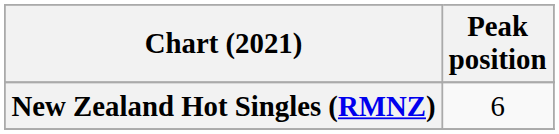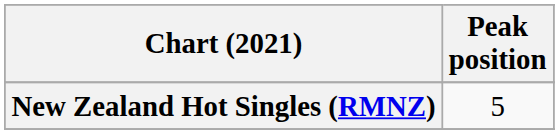(498, 105) 6 -> (498, 105) 5
